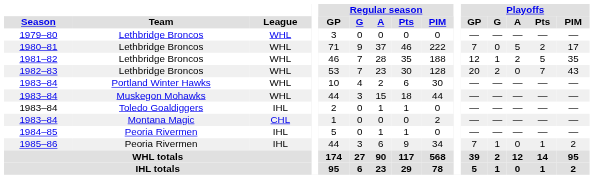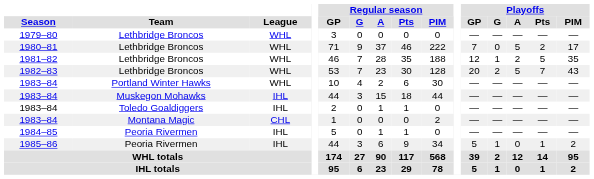(518, 71) 0 -> (518, 71) 5
(280, 95) WHL -> (280, 95) IHL
(474, 144) 7 -> (474, 144) 5
